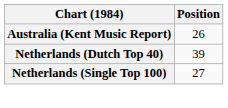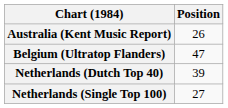+ row: (89, 53)
